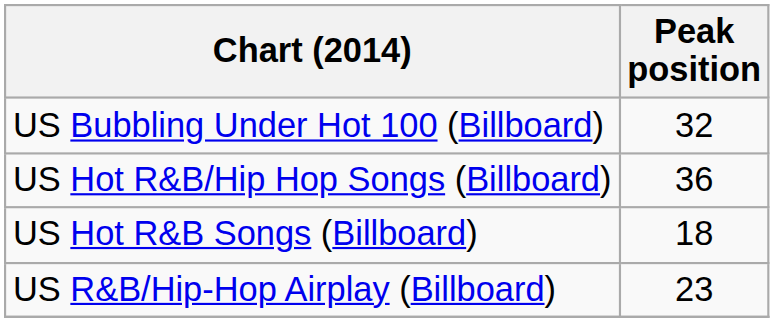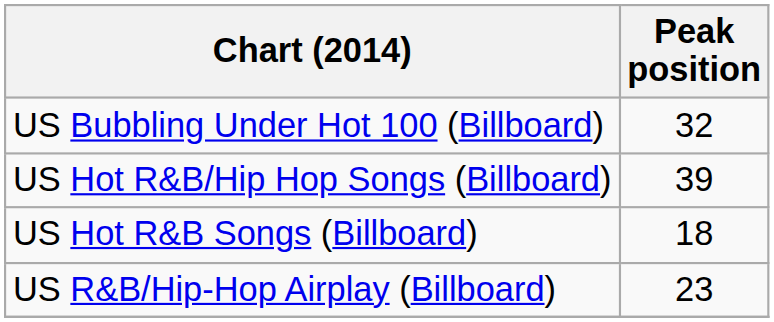(694, 179) 36 -> (694, 179) 39
